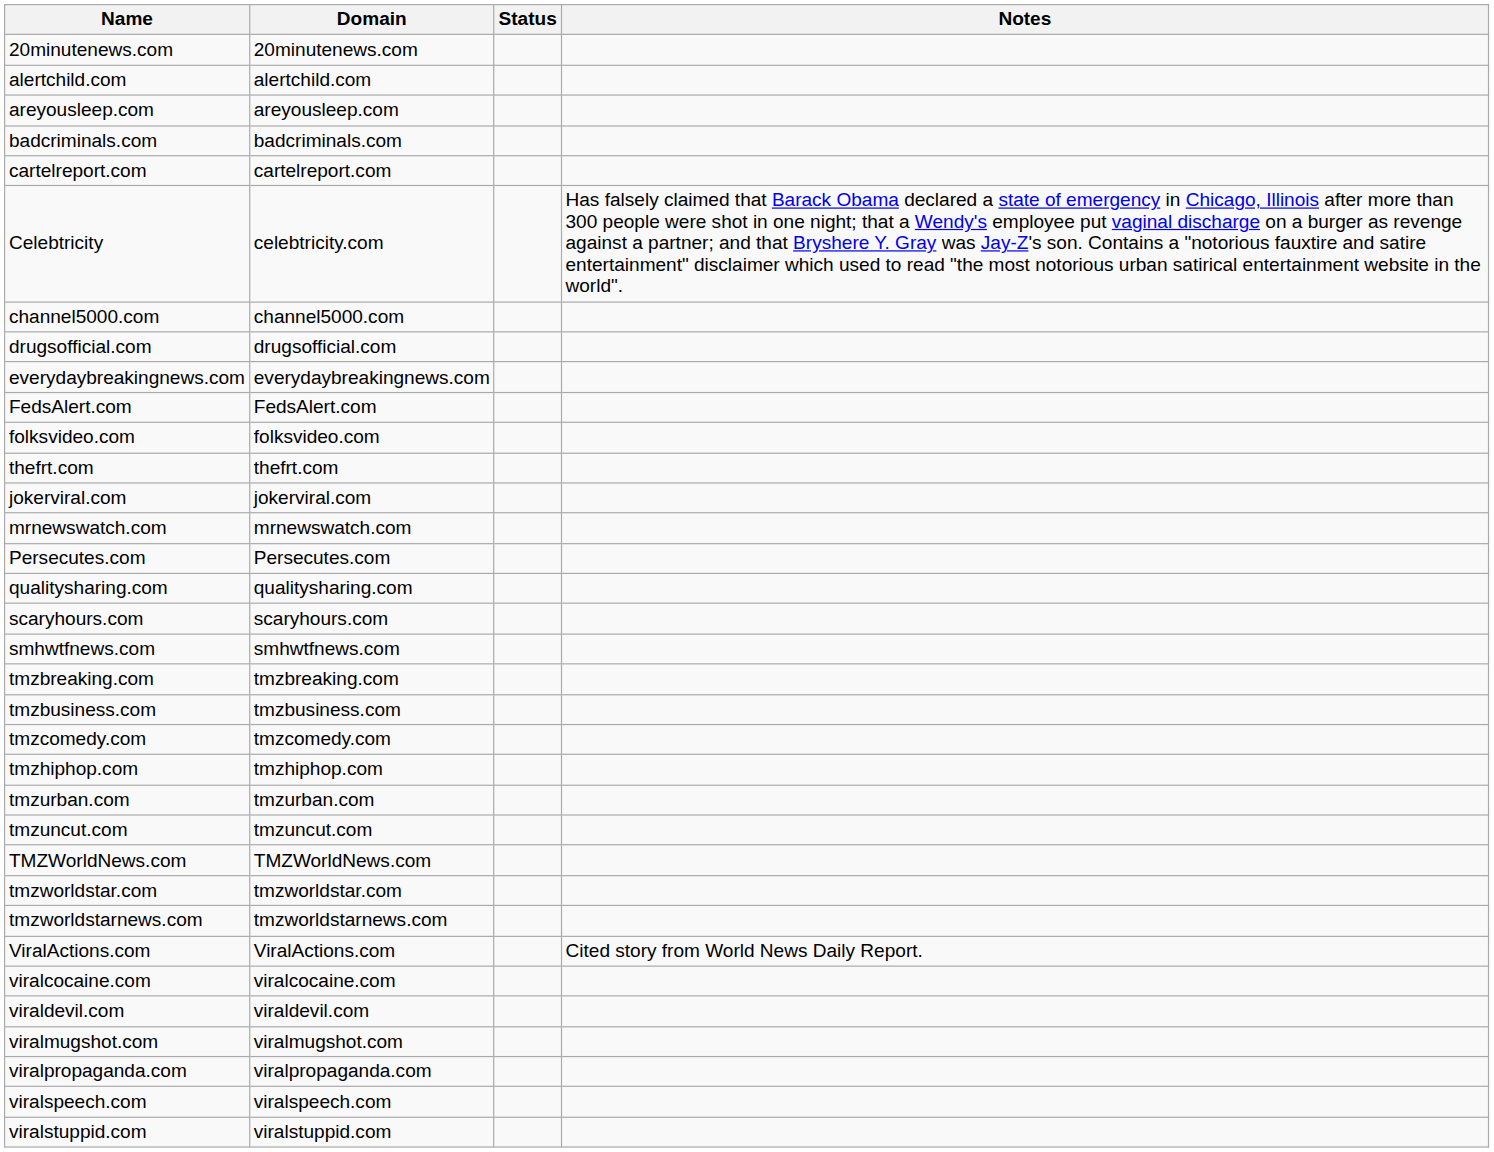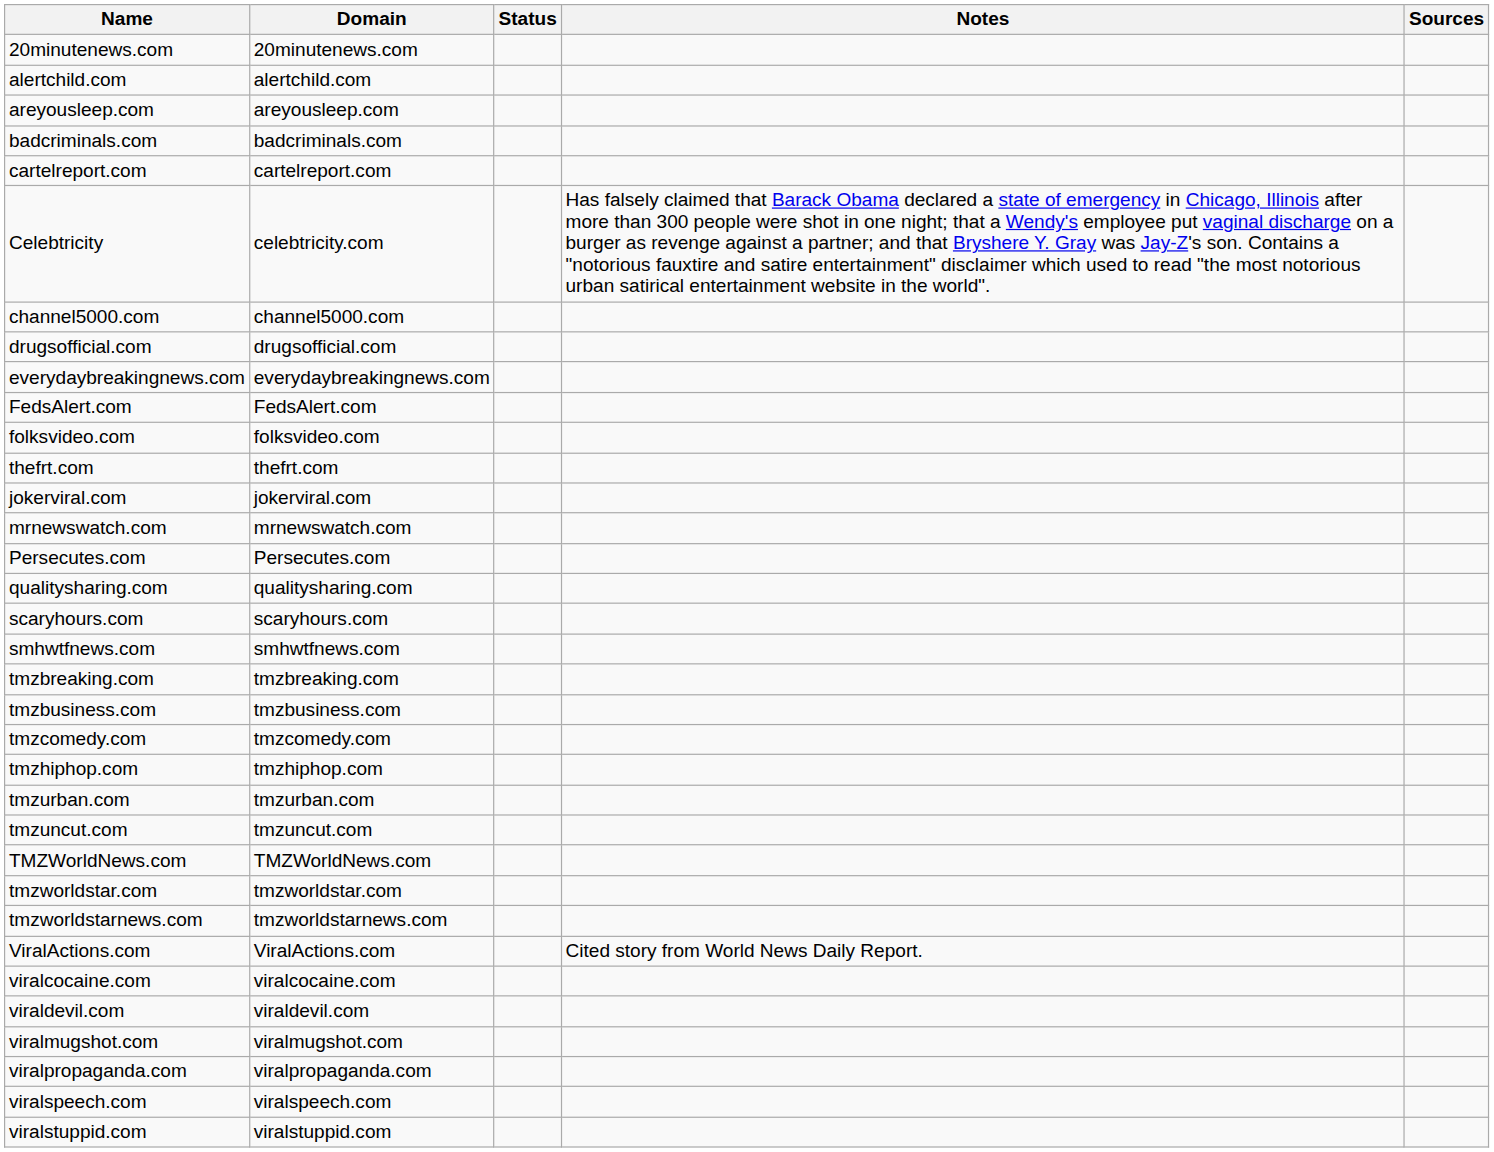+ column: (1447, 19)
